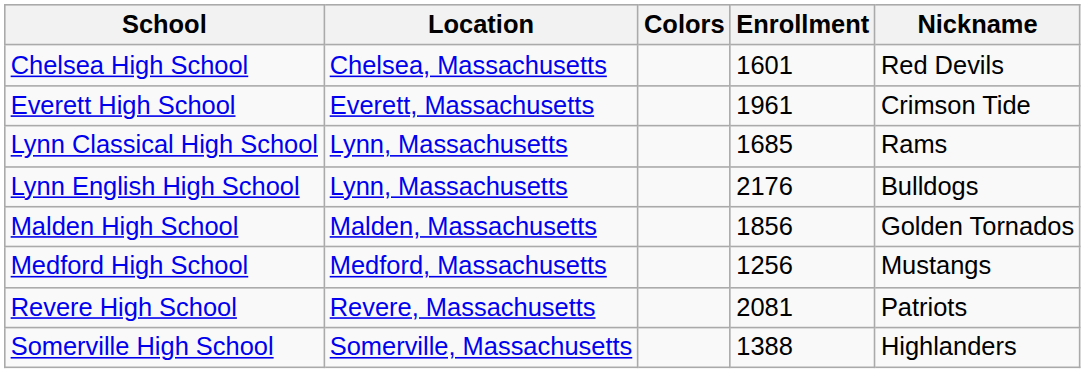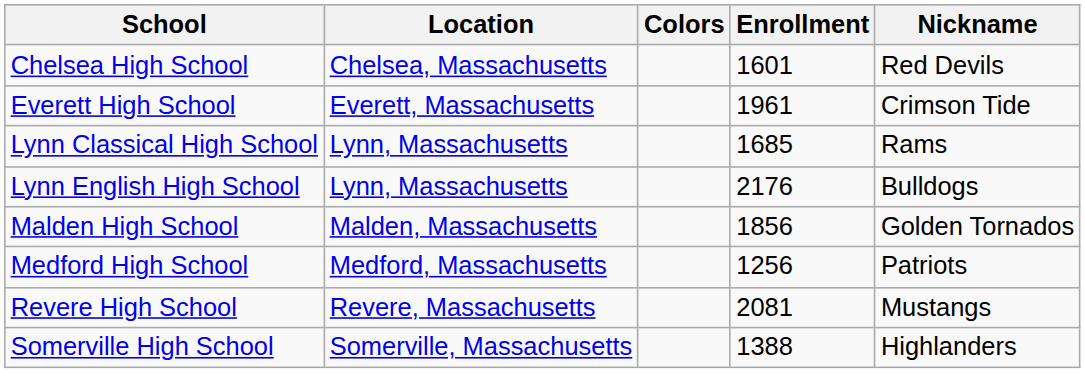(936, 266) Mustangs -> (924, 266) Patriots
(924, 307) Patriots -> (936, 307) Mustangs
